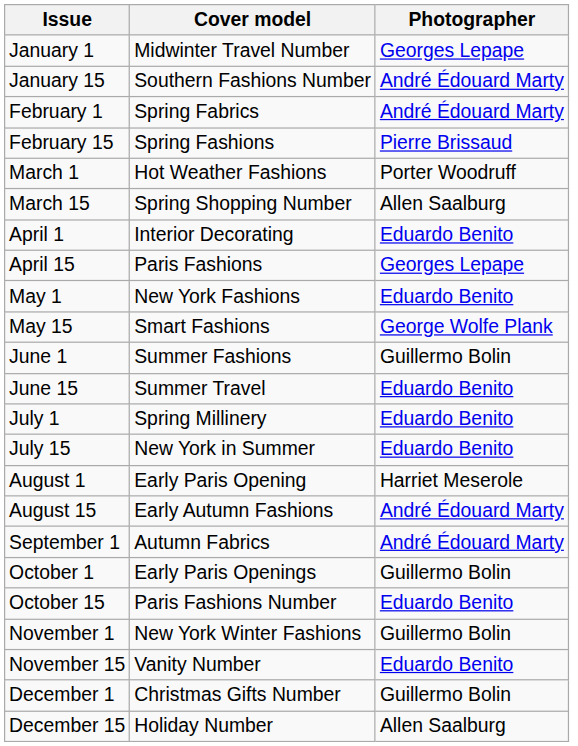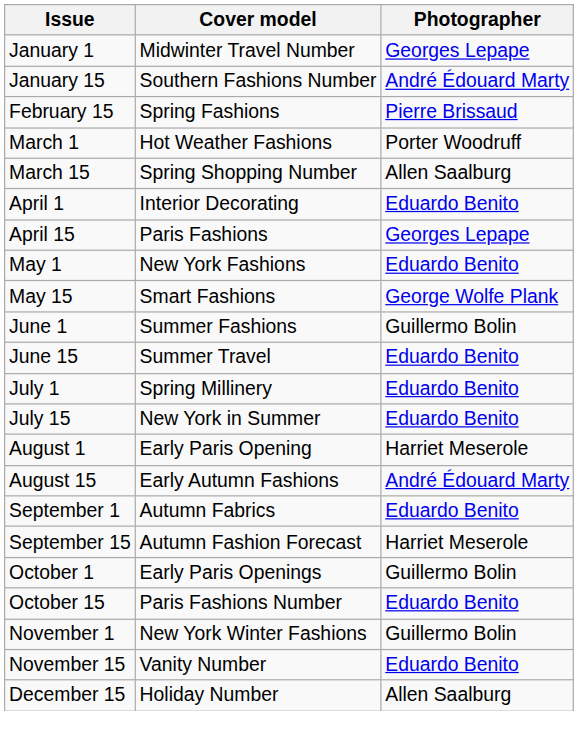- row: (56, 111)
(472, 541) André Édouard Marty -> (452, 511) Eduardo Benito
+ row: (70, 541)
- row: (62, 695)
